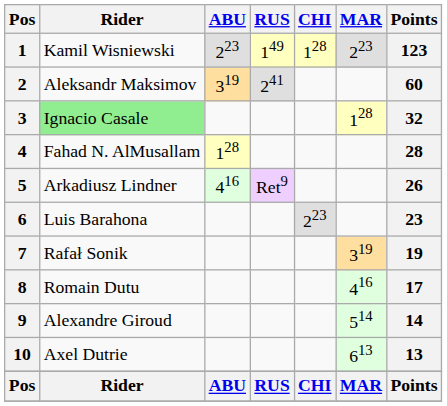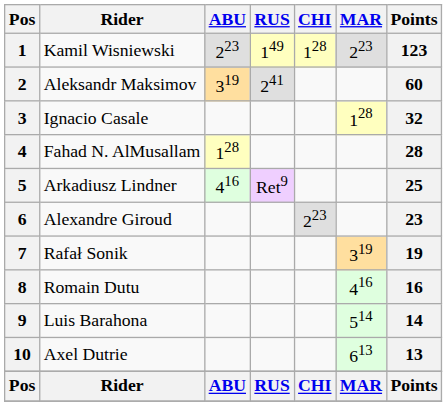(96, 117) lightgreen background -> (96, 117) no background
(414, 185) 26 -> (414, 185) 25
(95, 218) Luis Barahona -> (108, 218) Alexandre Giroud
(414, 286) 17 -> (414, 286) 16
(108, 320) Alexandre Giroud -> (95, 320) Luis Barahona
